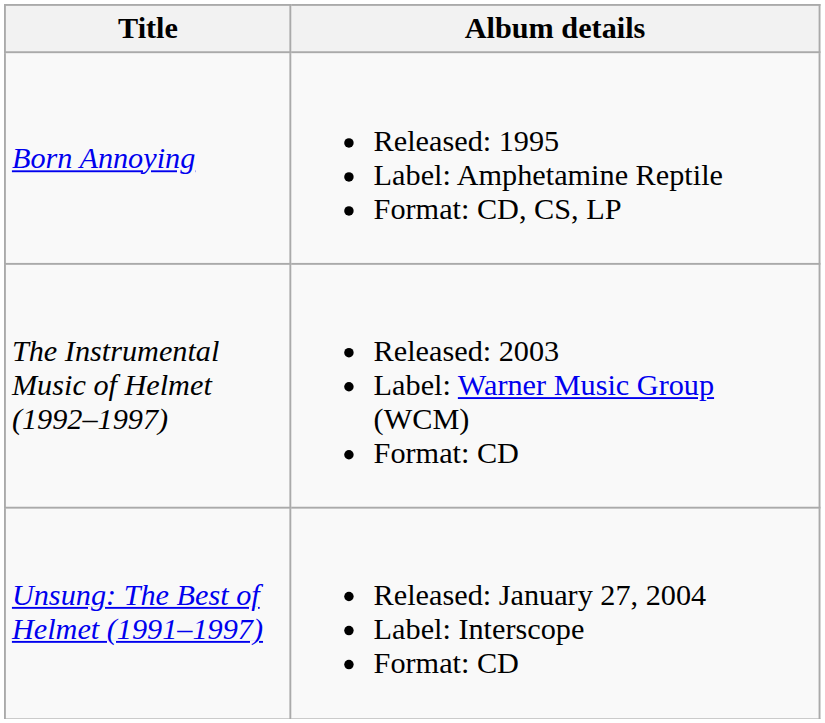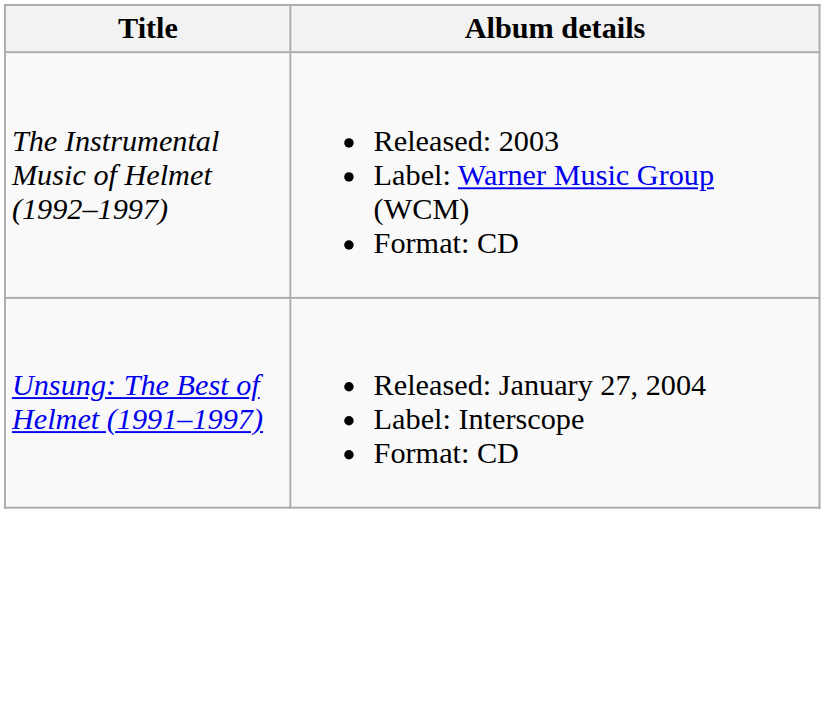- row: (104, 157)
